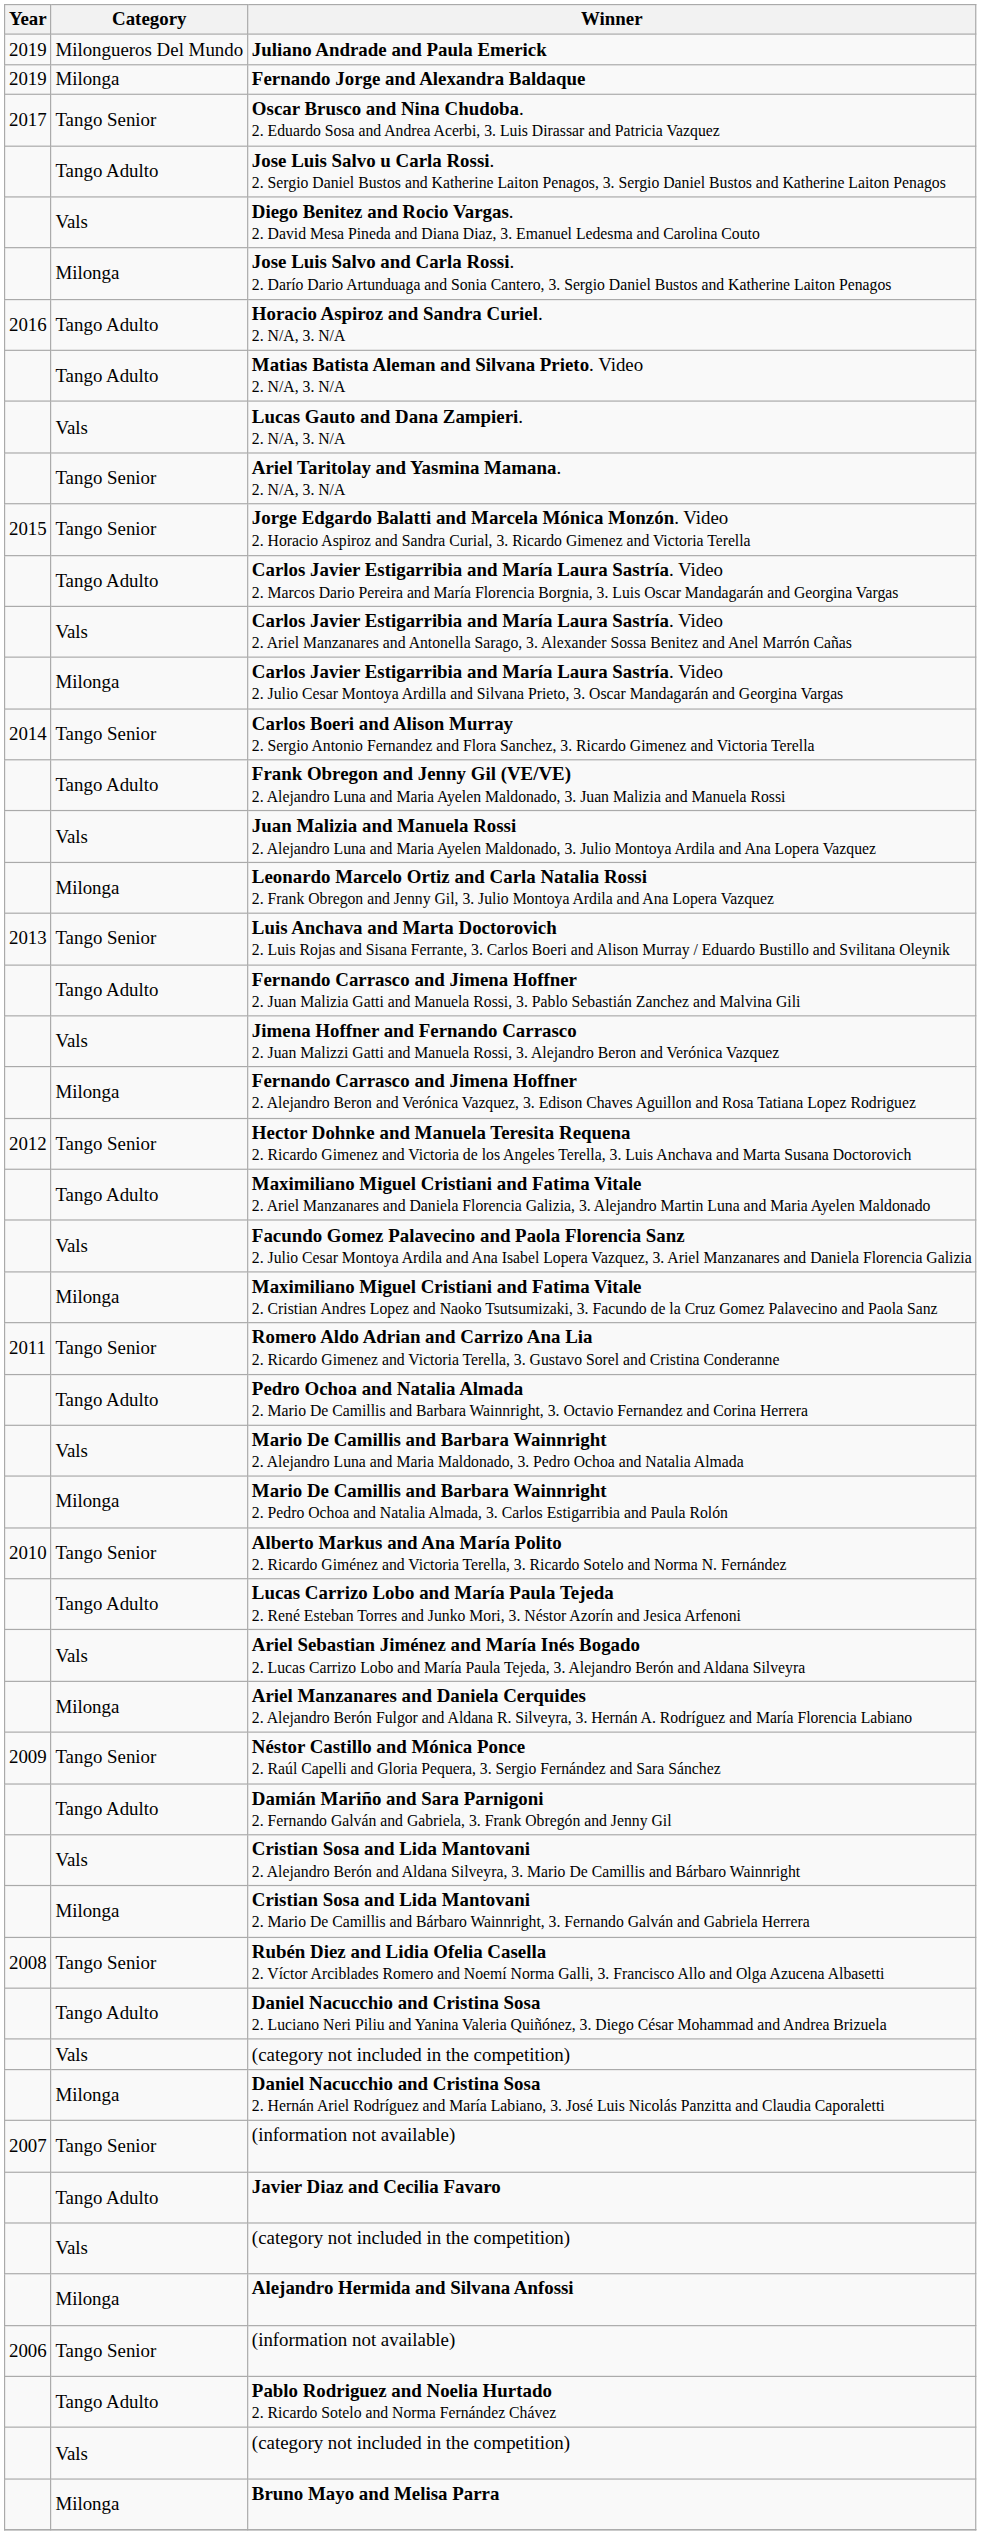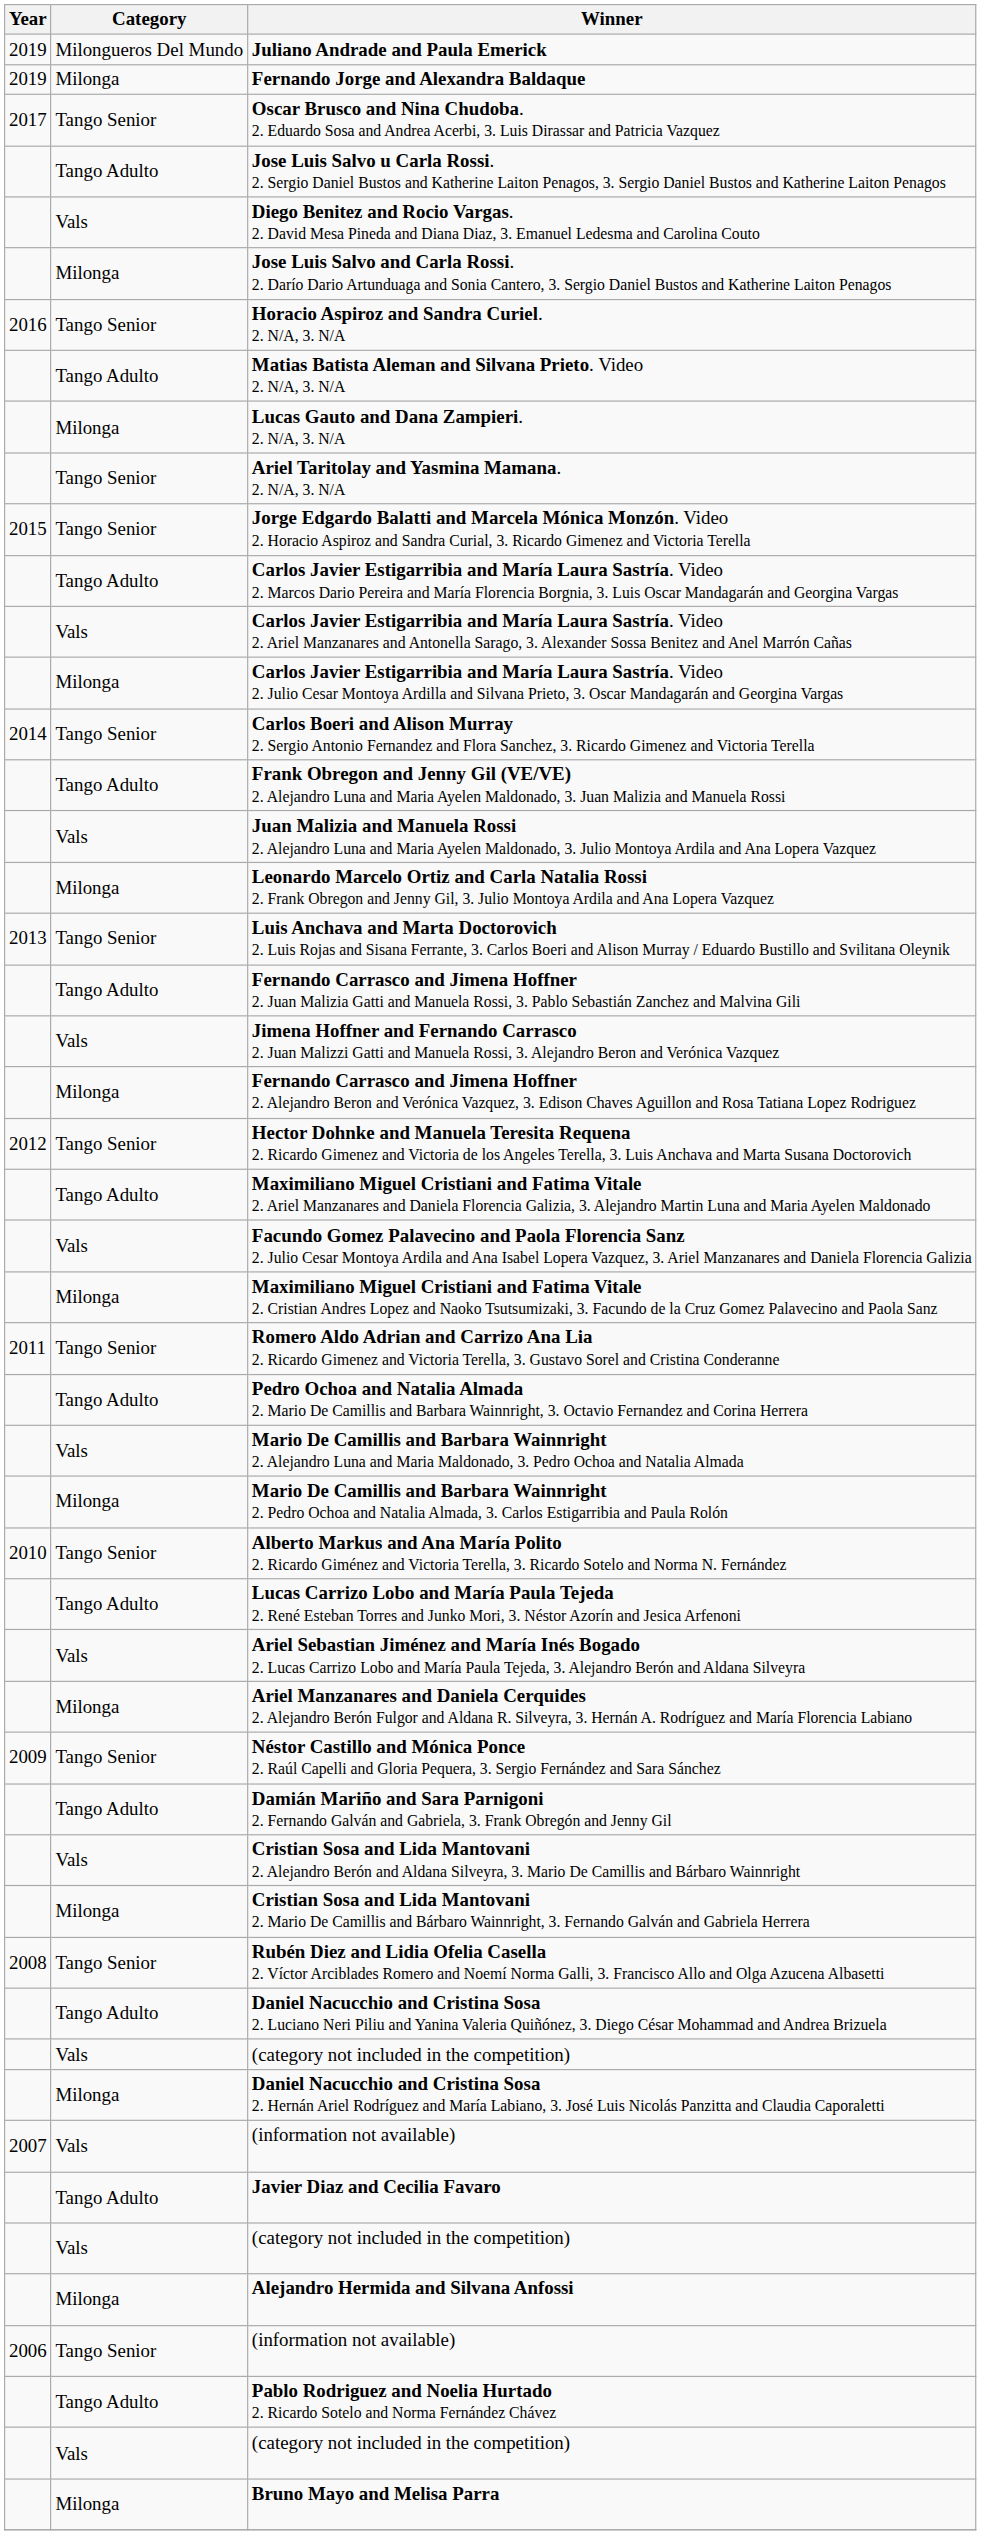(107, 324) Tango Adulto -> (106, 324) Tango Senior
(72, 427) Vals -> (87, 427) Milonga
(106, 2145) Tango Senior -> (72, 2145) Vals
